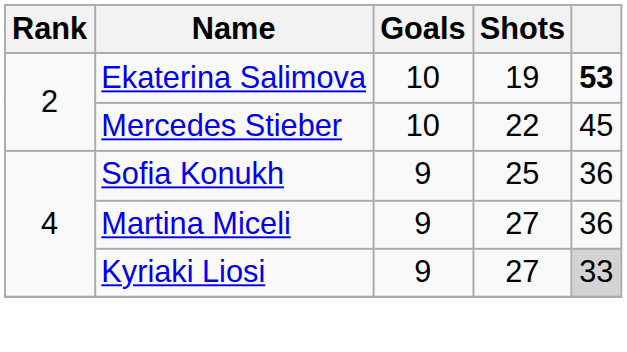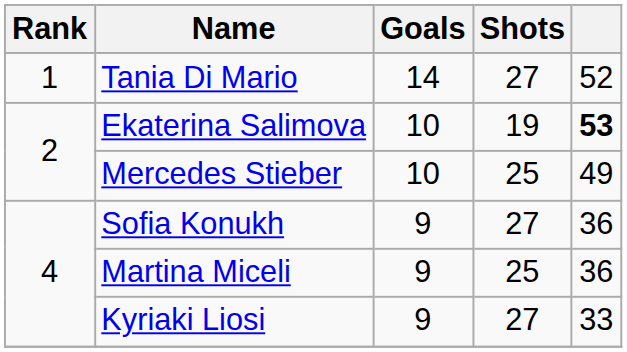+ row: (199, 77)
(522, 126) 22 -> (522, 175) 25
(596, 126) 45 -> (596, 175) 49
(522, 175) 25 -> (522, 223) 27
(522, 223) 27 -> (522, 272) 25
(596, 272) lightgrey background -> (596, 321) no background
